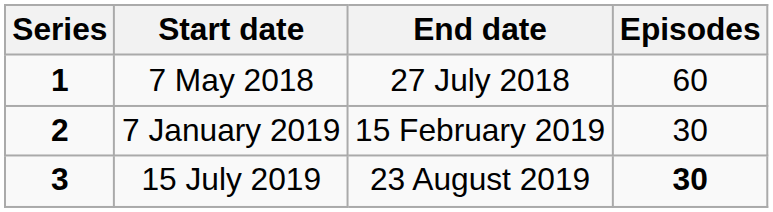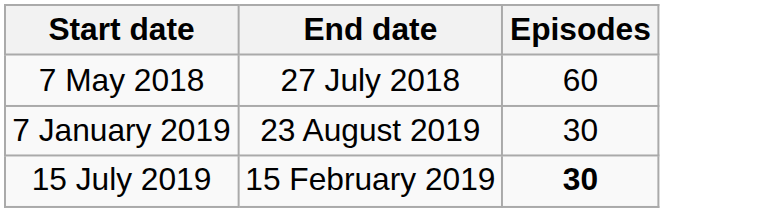- column: (60, 29)
(480, 130) 15 February 2019 -> (370, 130) 23 August 2019
(480, 180) 23 August 2019 -> (370, 180) 15 February 2019
